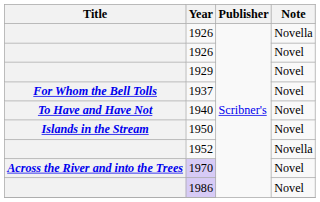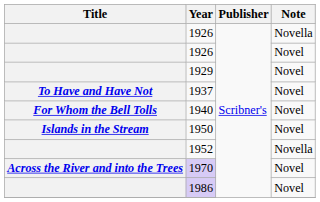(95, 91) For Whom the Bell Tolls -> (95, 91) To Have and Have Not
(95, 110) To Have and Have Not -> (95, 110) For Whom the Bell Tolls
